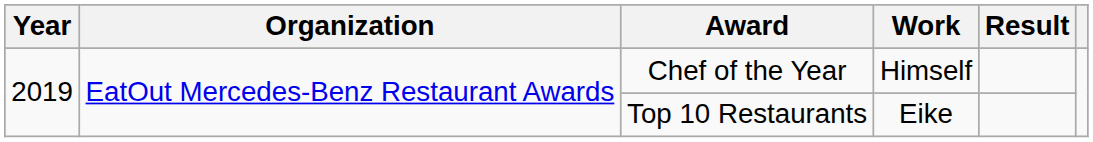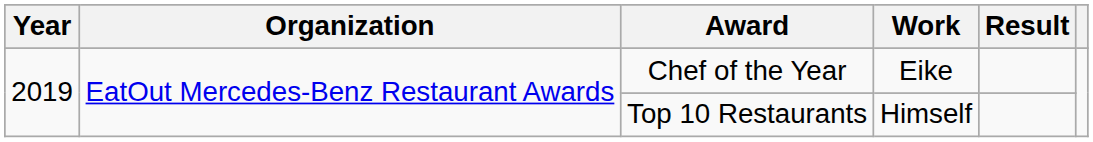(926, 70) Himself -> (926, 70) Eike
(926, 114) Eike -> (926, 114) Himself
